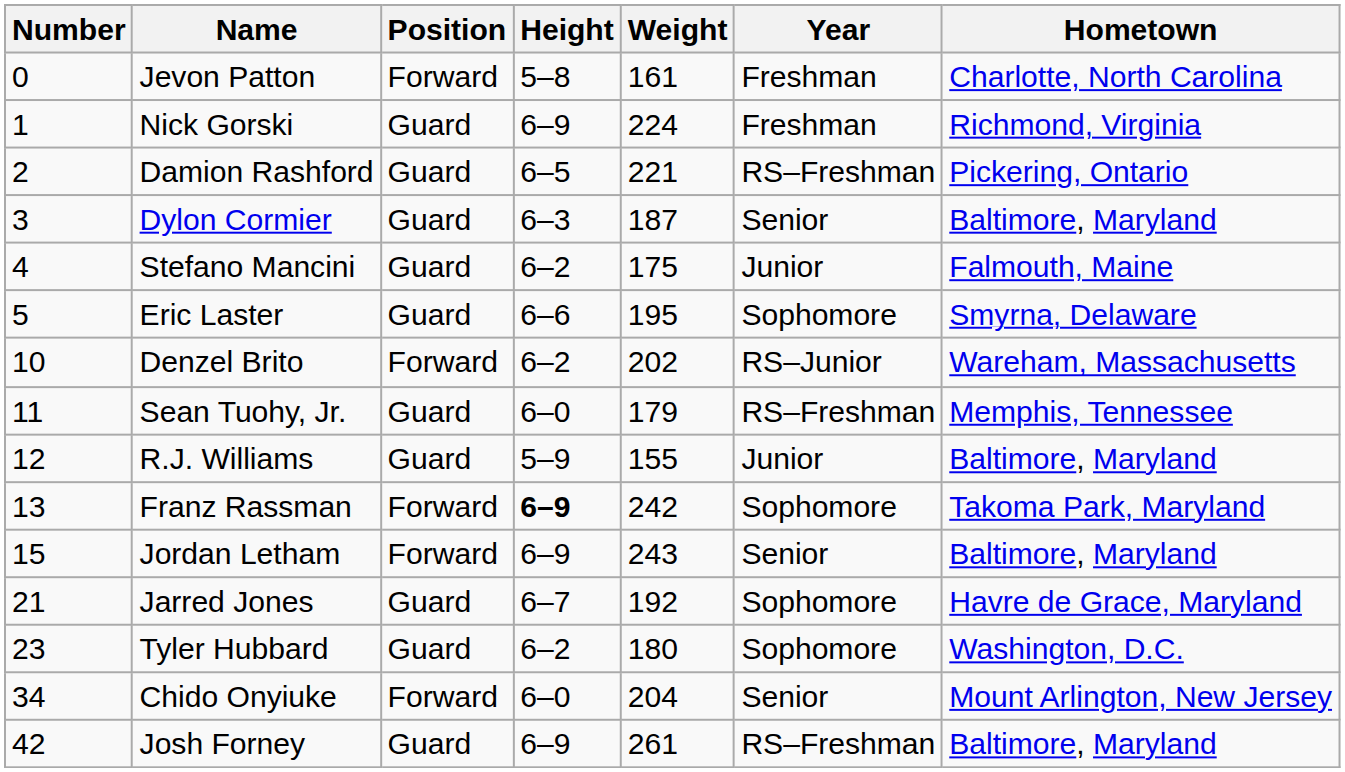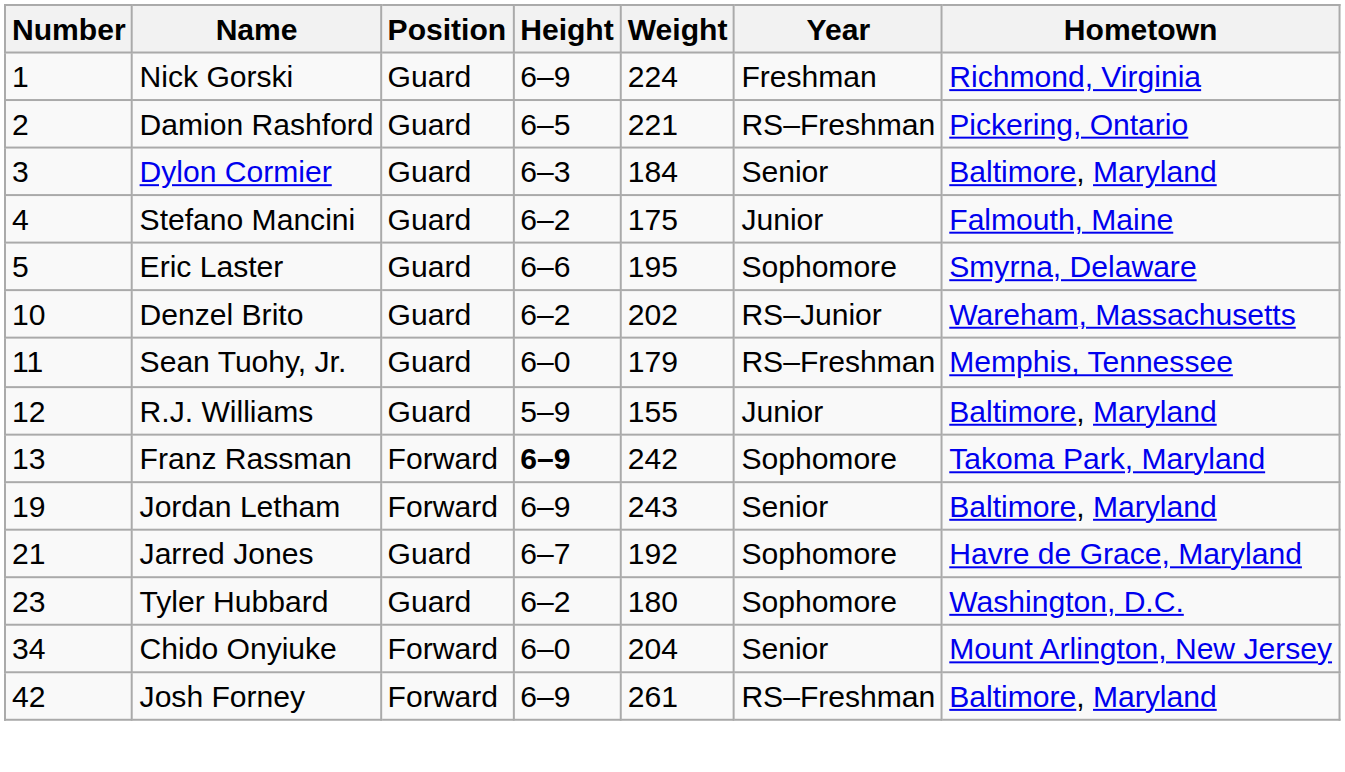- row: (227, 77)
(653, 220) 187 -> (653, 172) 184
(443, 363) Forward -> (429, 315) Guard
(29, 553) 15 -> (29, 505) 19
(429, 744) Guard -> (443, 696) Forward
